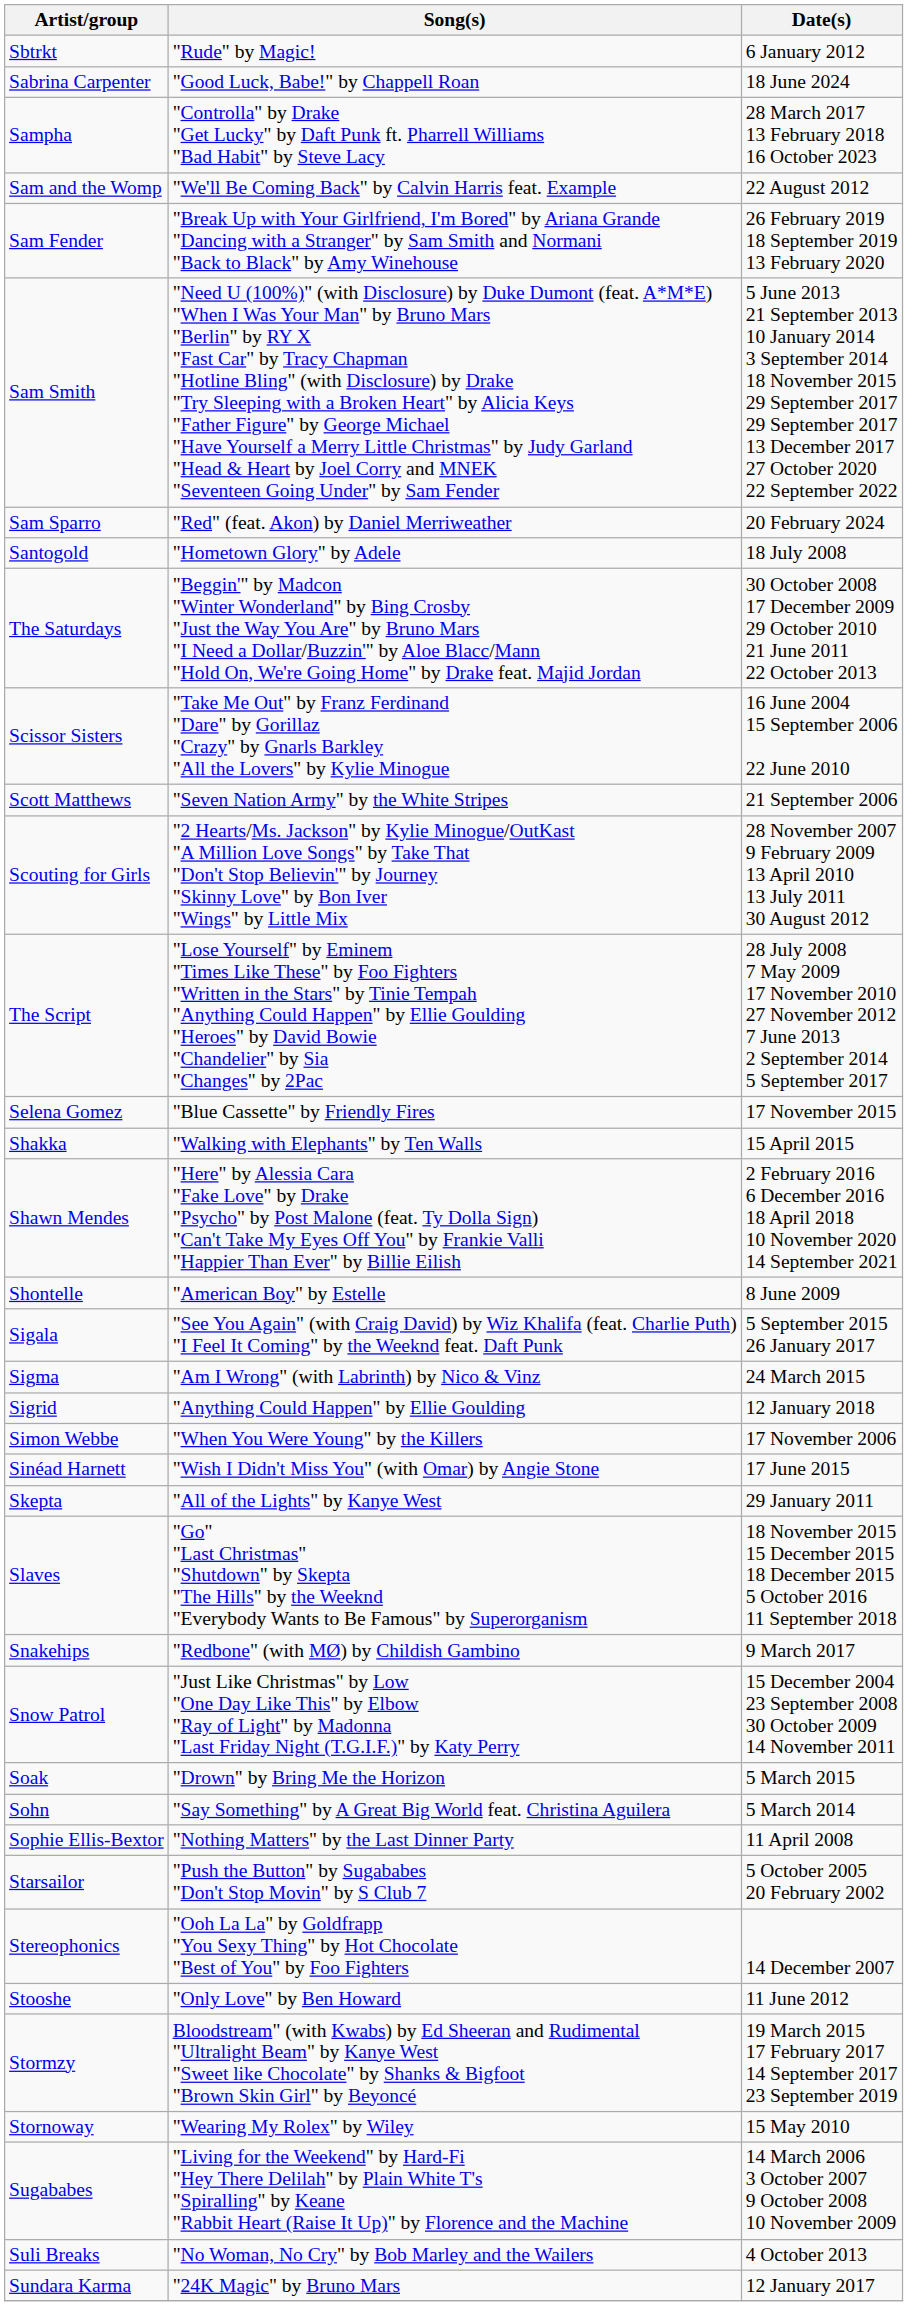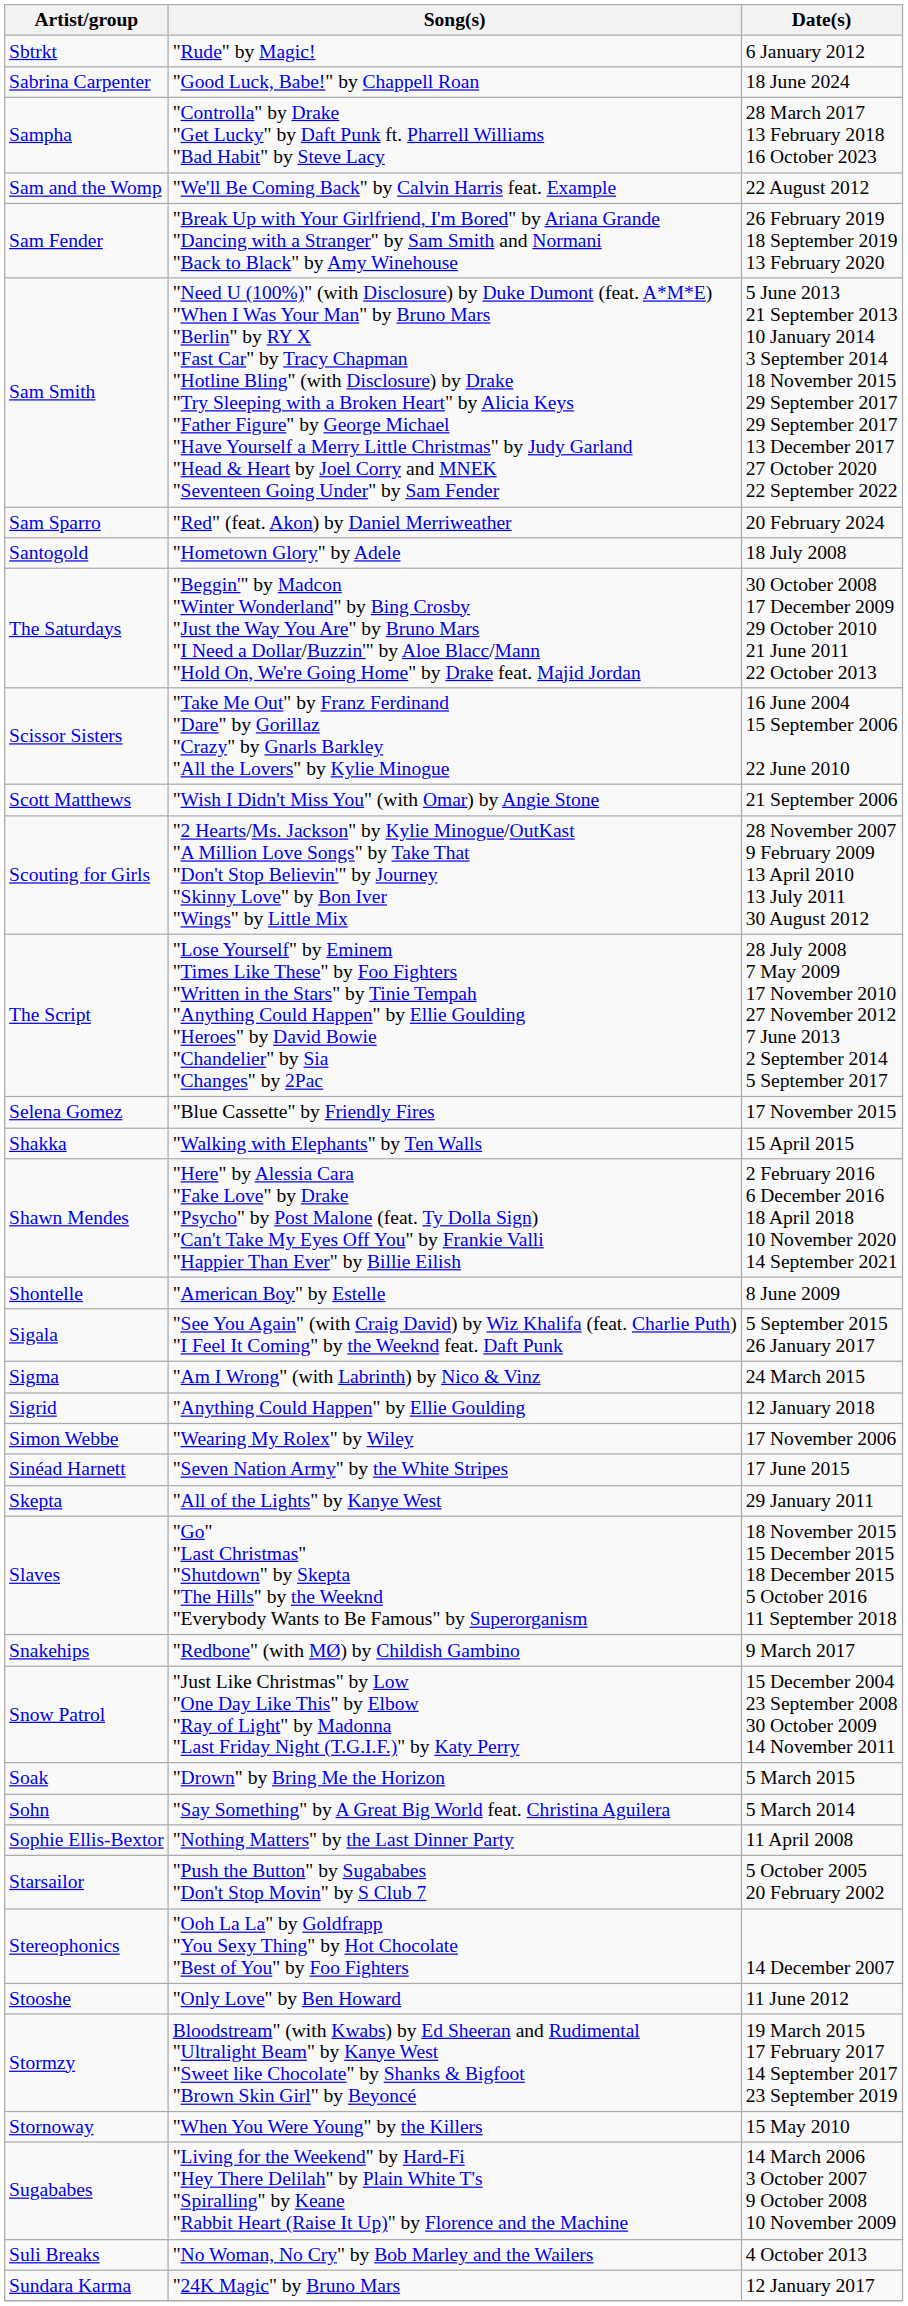(340, 799) "Seven Nation Army" by the White Stripes -> (386, 799) "Wish I Didn't Miss You" (with Omar) by Angie Stone
(328, 1438) "When You Were Young" by the Killers -> (293, 1438) "Wearing My Rolex" by Wiley
(386, 1469) "Wish I Didn't Miss You" (with Omar) by Angie Stone -> (340, 1469) "Seven Nation Army" by the White Stripes
(293, 2126) "Wearing My Rolex" by Wiley -> (328, 2126) "When You Were Young" by the Killers
